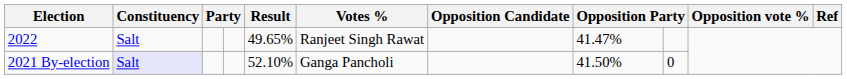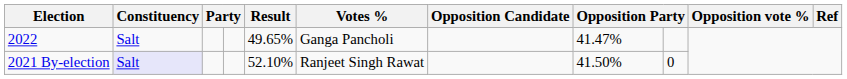(362, 39) Ranjeet Singh Rawat -> (347, 39) Ganga Pancholi
(347, 62) Ganga Pancholi -> (362, 62) Ranjeet Singh Rawat
